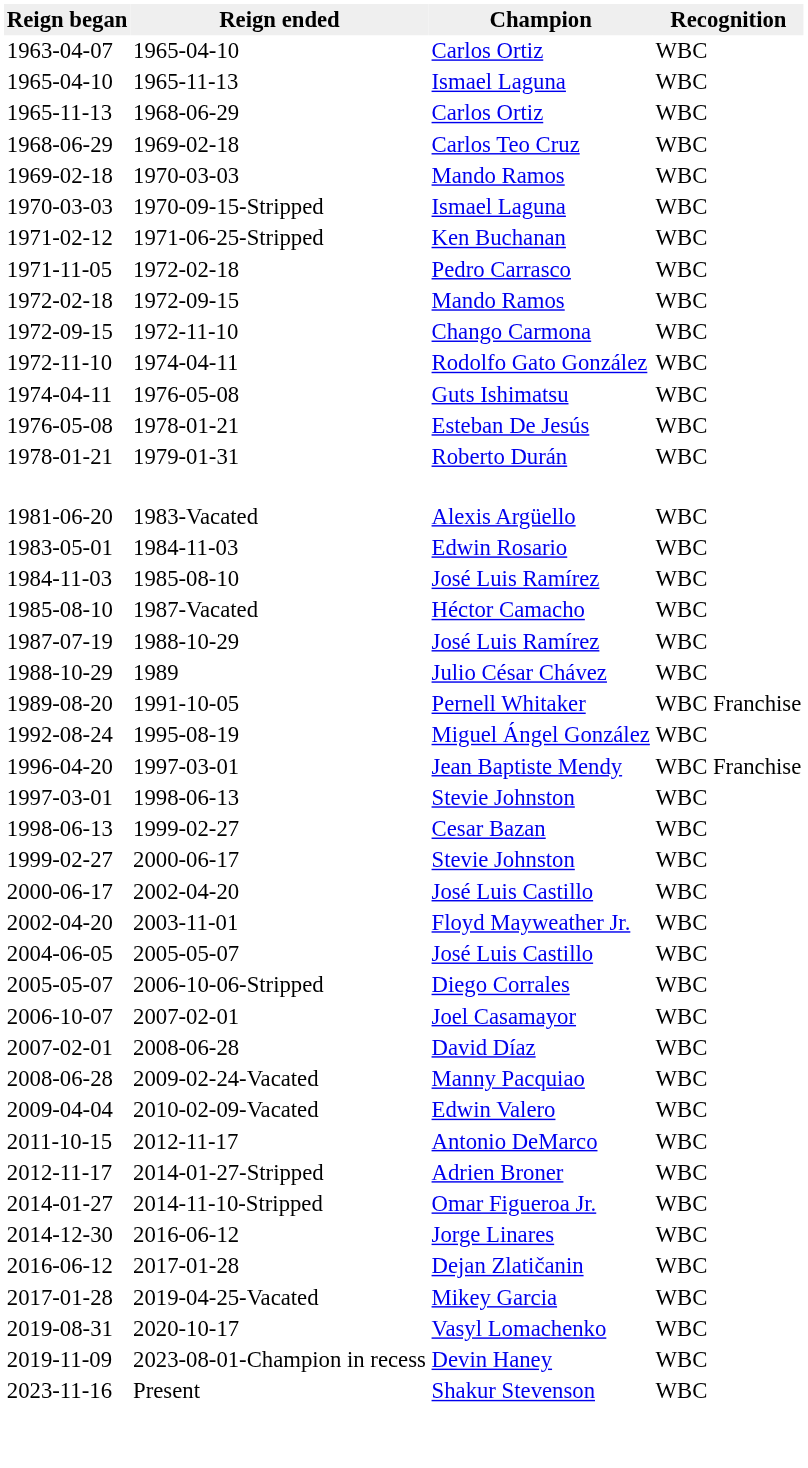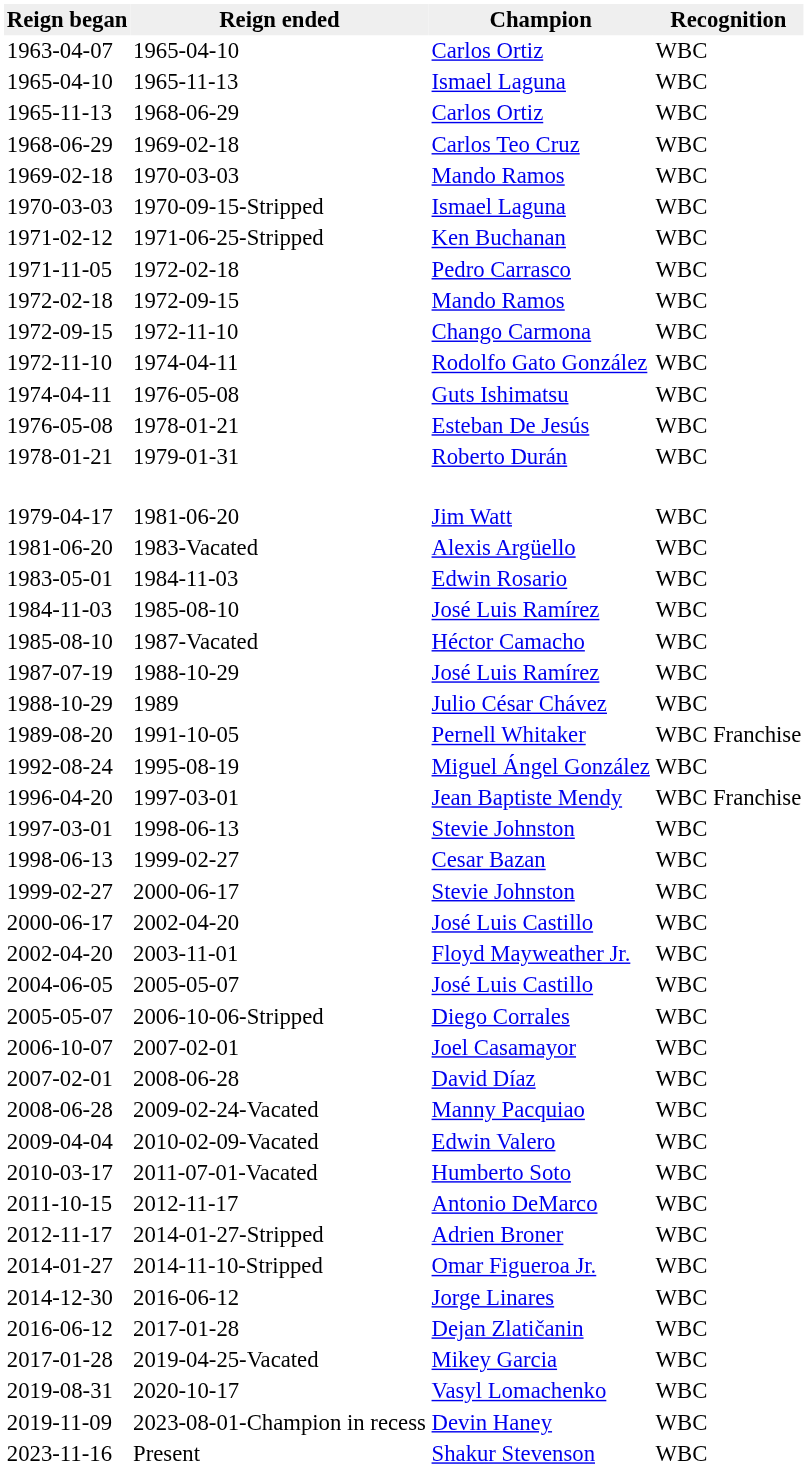+ row: (60, 516)
+ row: (60, 1172)
